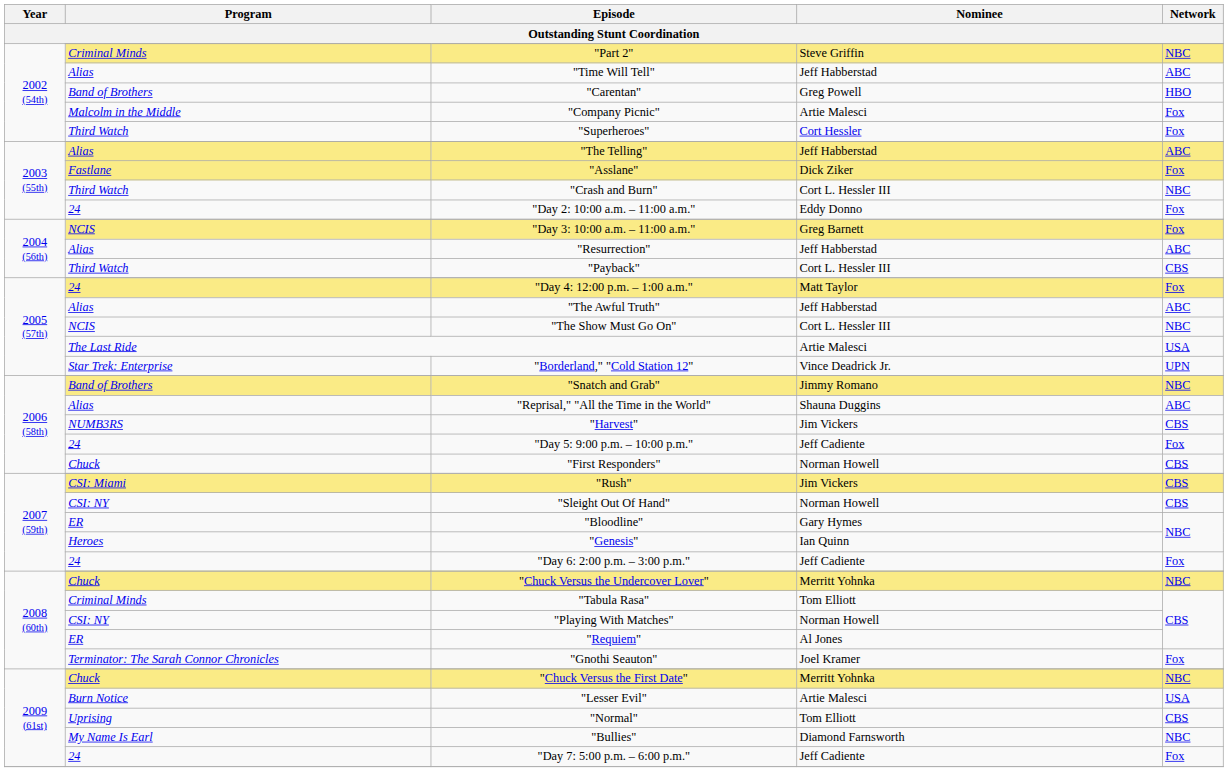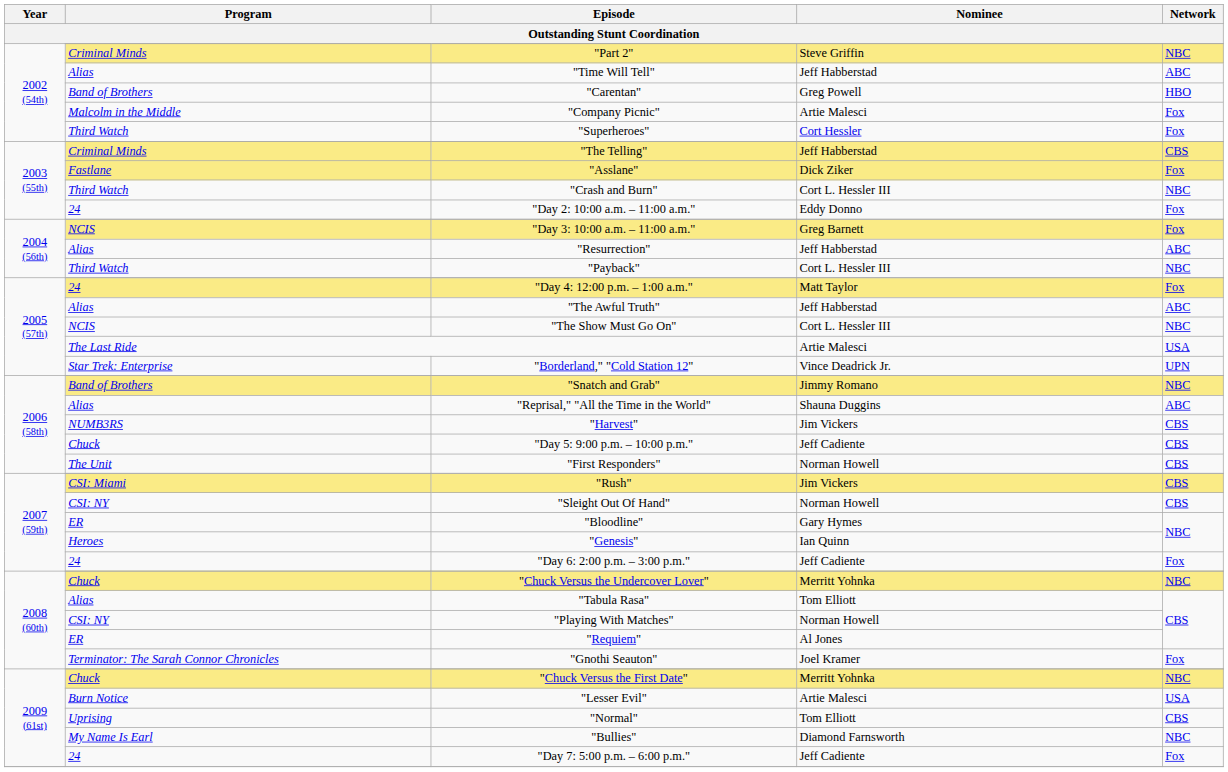(81, 151) Alias -> (107, 151) Criminal Minds
(1178, 151) ABC -> (1177, 151) CBS
(1177, 268) CBS -> (1178, 268) NBC
(74, 444) 24 -> (84, 444) Chuck
(1175, 444) Fox -> (1177, 444) CBS
(84, 463) Chuck -> (90, 463) The Unit
(107, 600) Criminal Minds -> (81, 600) Alias
